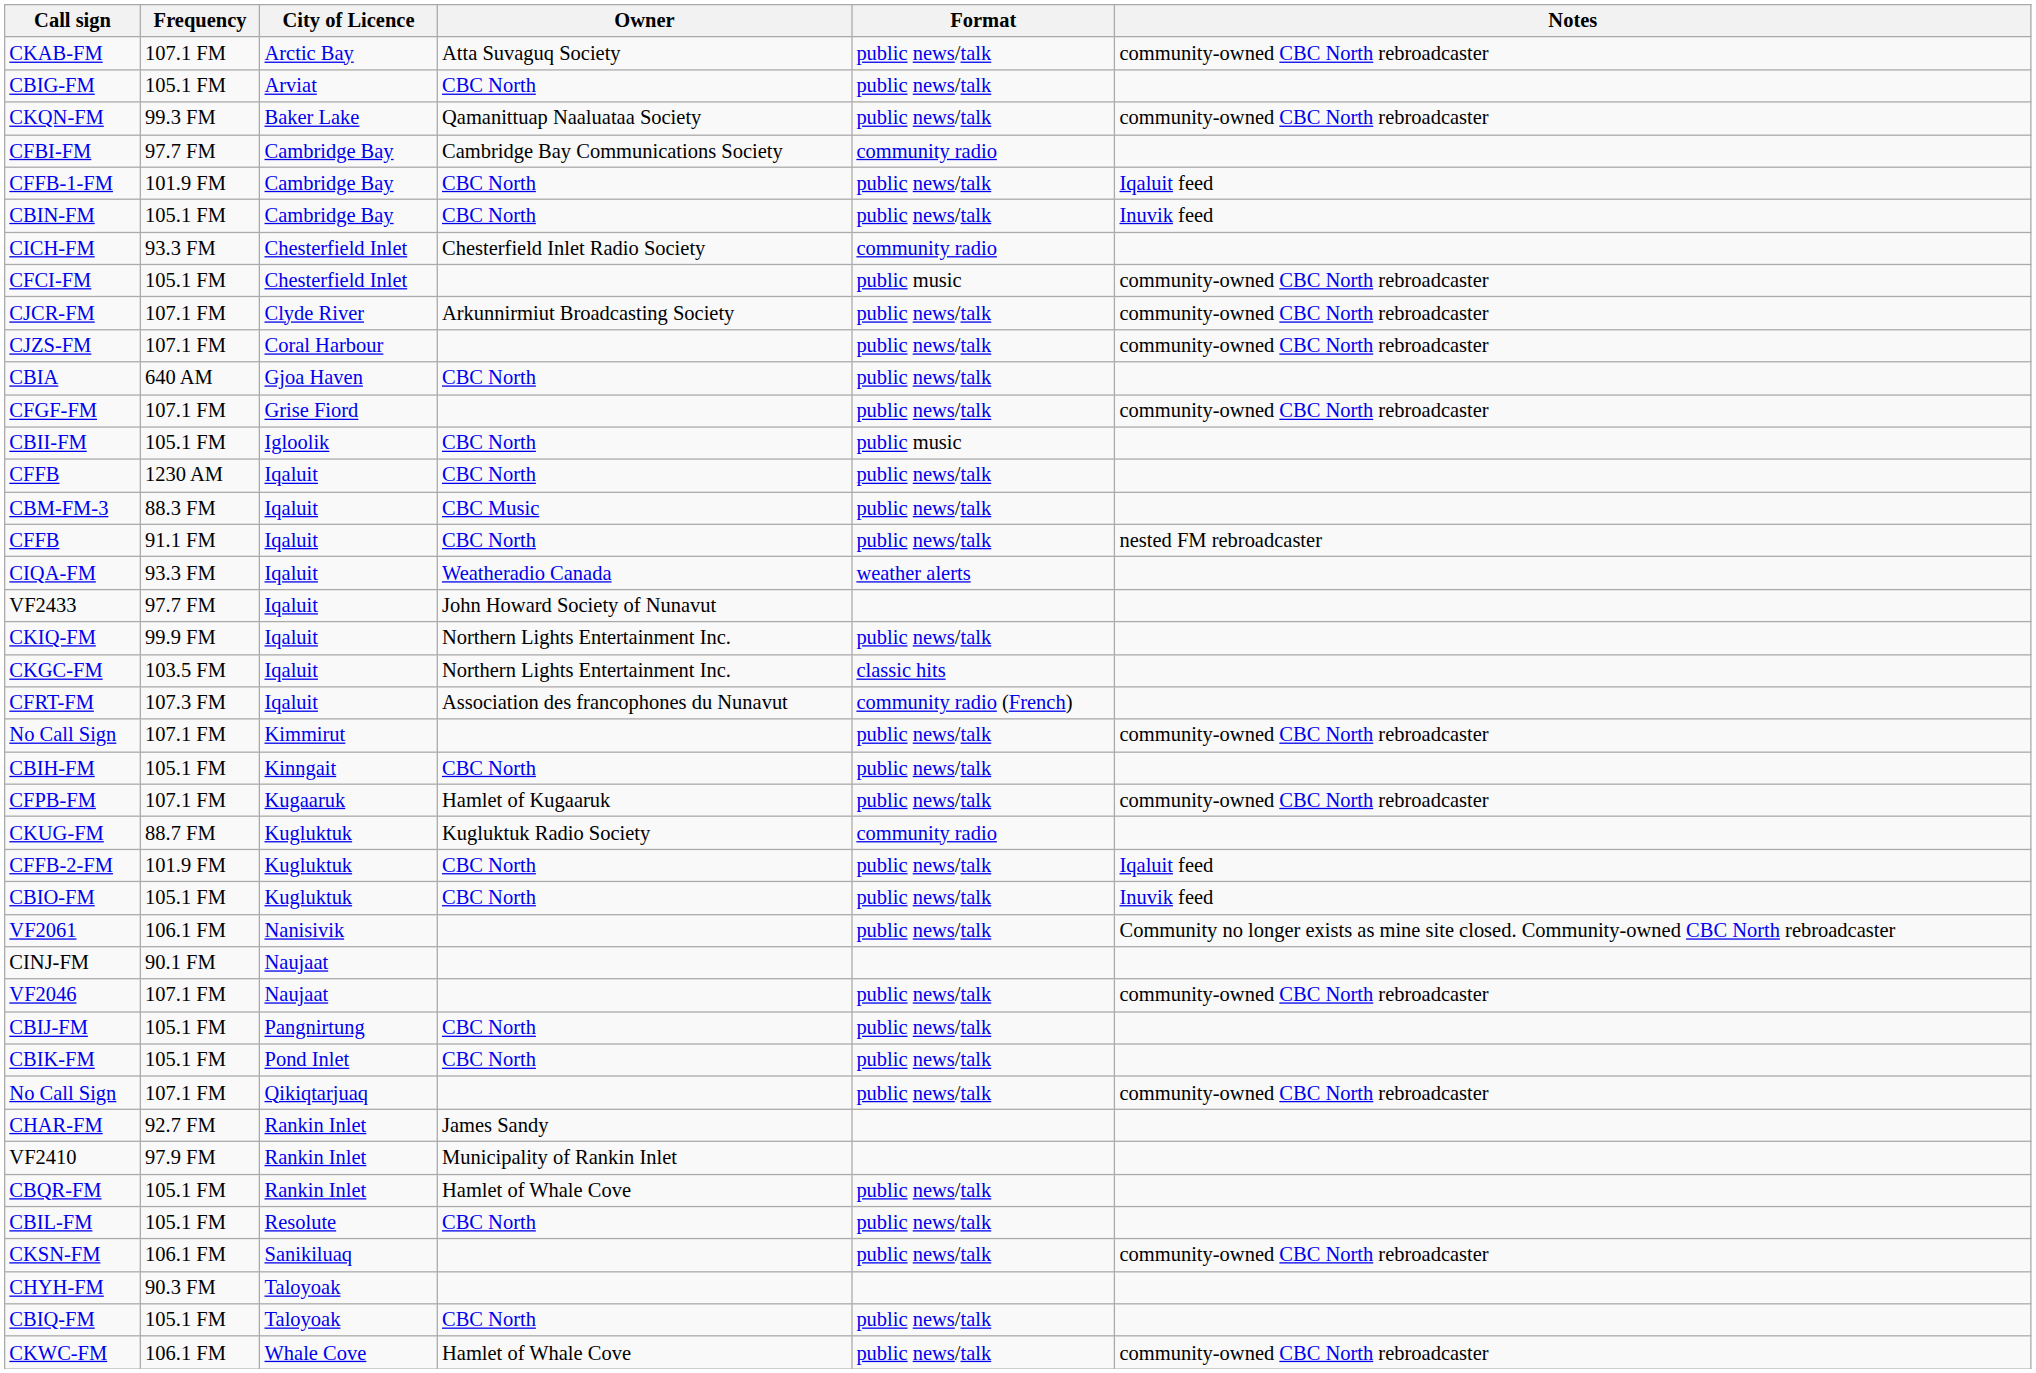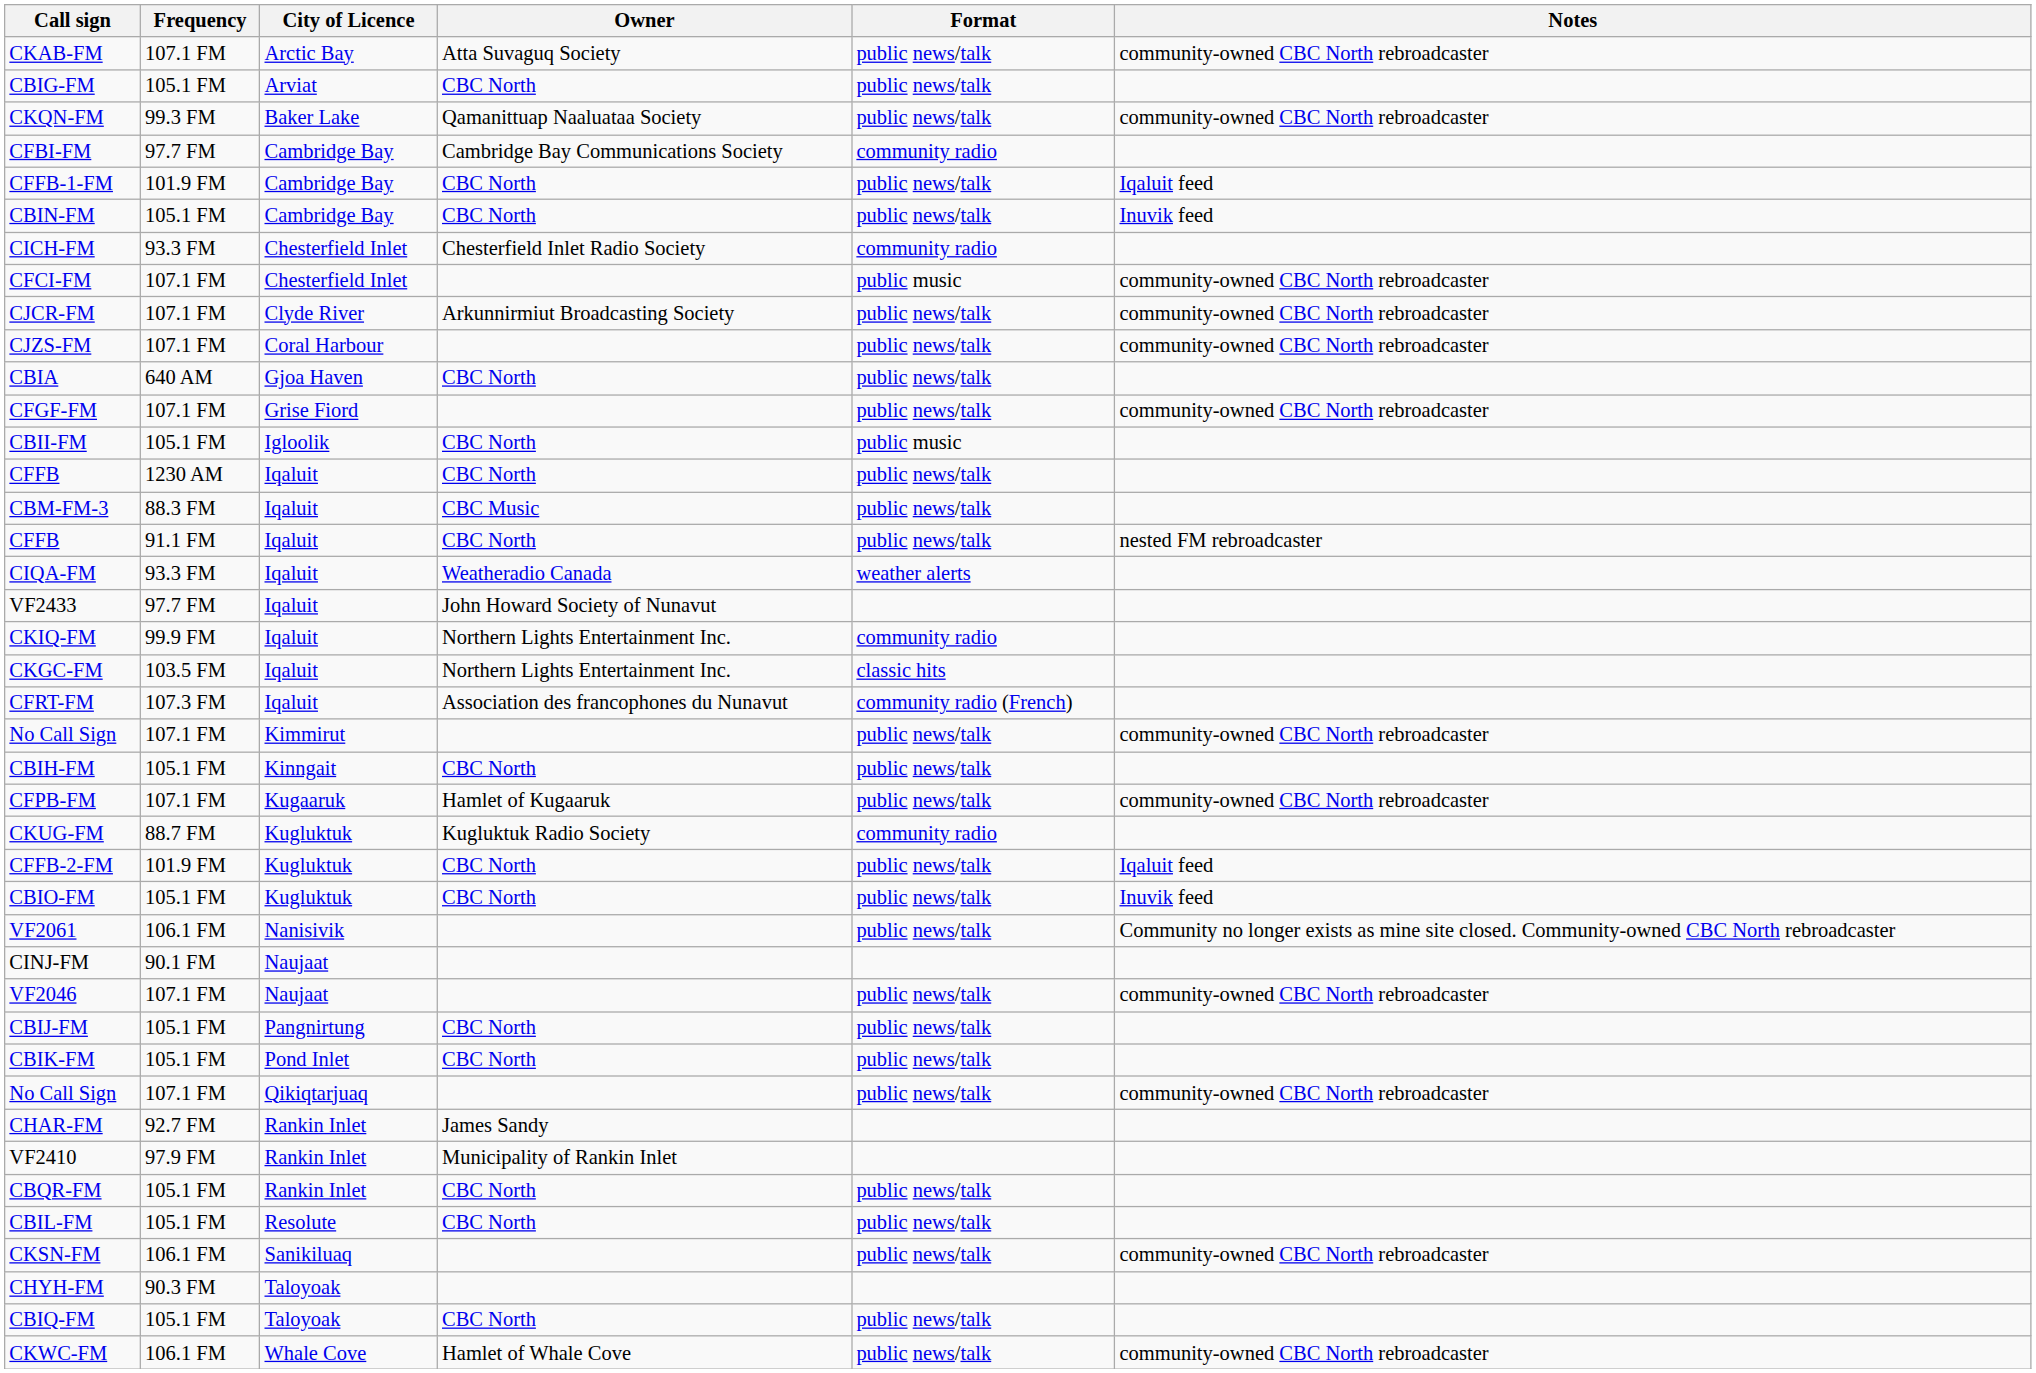(186, 280) 105.1 FM -> (186, 280) 107.1 FM
(924, 637) public news/talk -> (927, 637) community radio
(536, 1190) Hamlet of Whale Cove -> (489, 1190) CBC North
